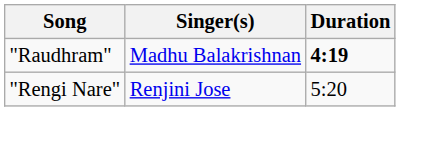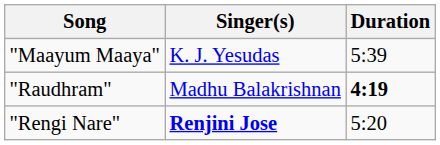+ row: (85, 55)
(180, 89) normal -> (223, 123) bold
